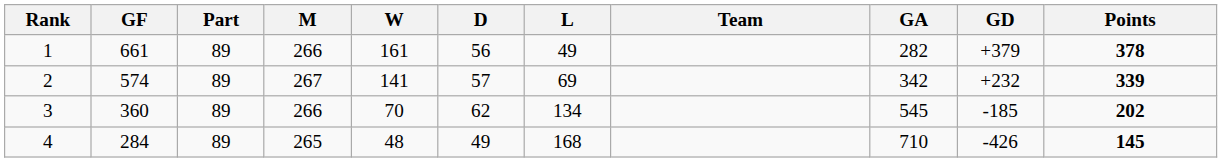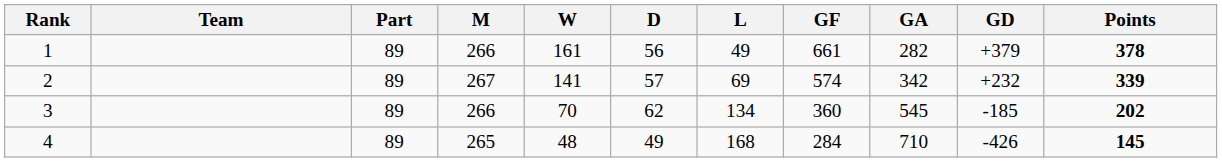columns swapped: (740, 19) <-> (134, 19)
